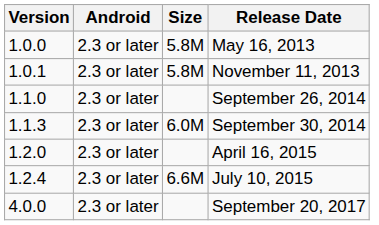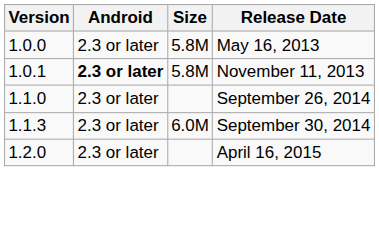(118, 71) normal -> (120, 71) bold
- row: (262, 179)
- row: (289, 206)
